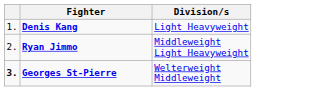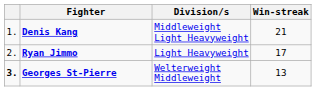+ column: (281, 12)
(201, 27) Light Heavyweight -> (201, 32) Middleweight Light Heavyweight
(201, 47) Middleweight Light Heavyweight -> (201, 53) Light Heavyweight
